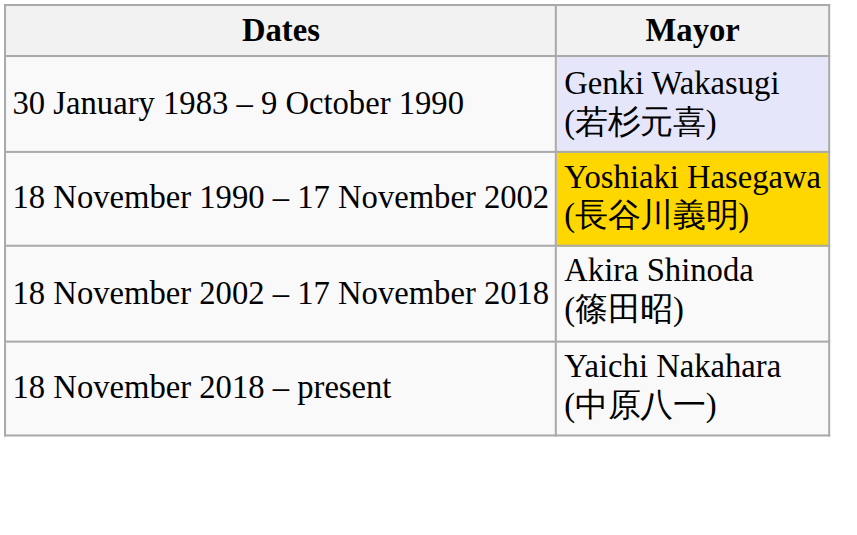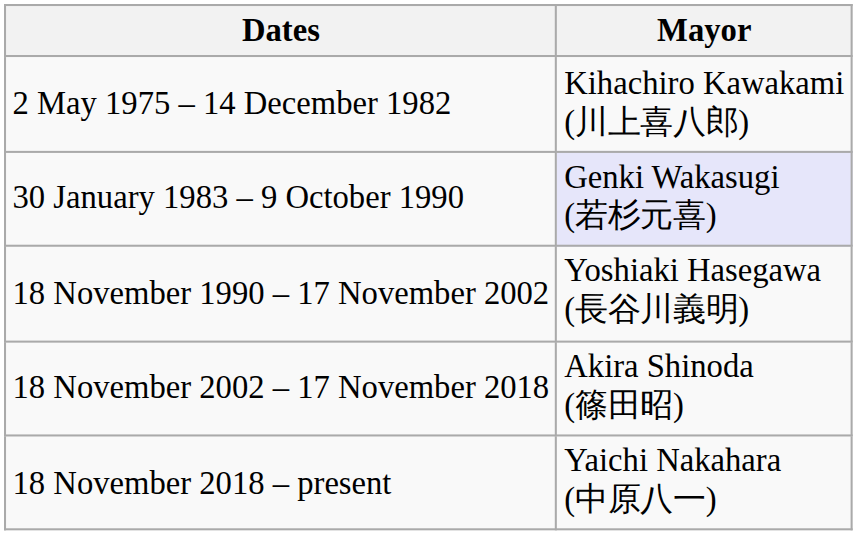+ row: (232, 103)
(693, 196) gold background -> (693, 290) no background
